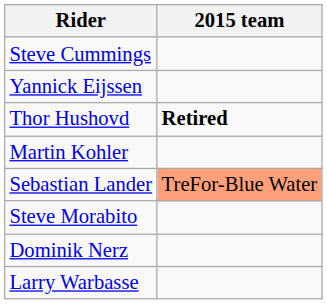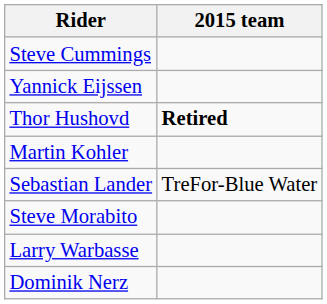(239, 184) lightsalmon background -> (239, 184) no background
rows swapped: (69, 250) <-> (74, 282)
